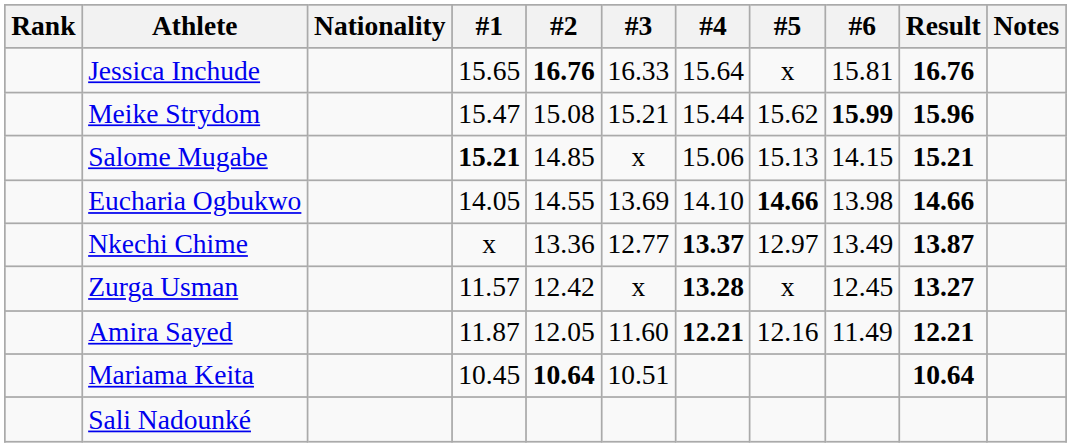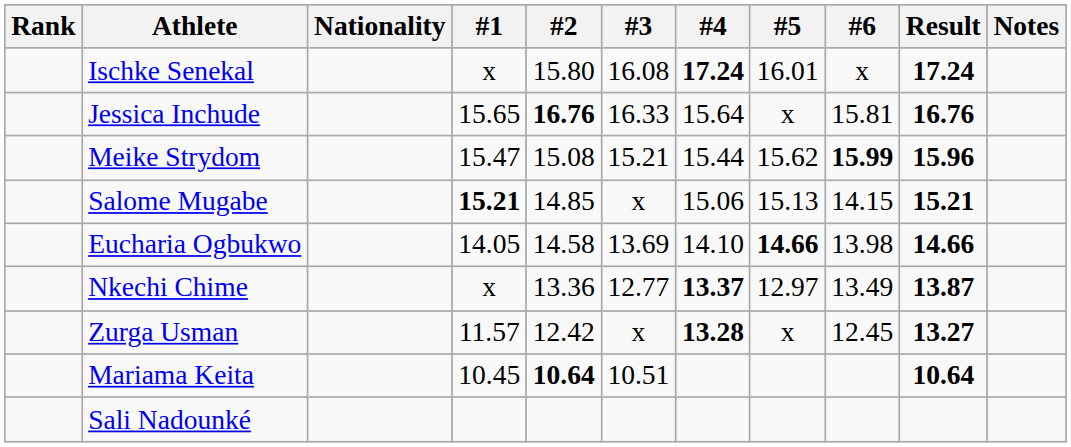+ row: (171, 69)
(564, 200) 14.55 -> (564, 244) 14.58
- row: (160, 331)
